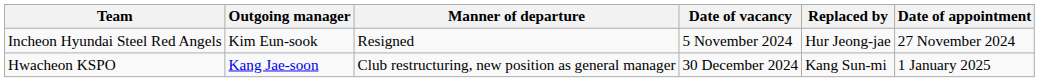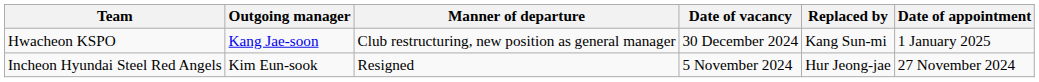rows swapped: (115, 40) <-> (62, 64)
